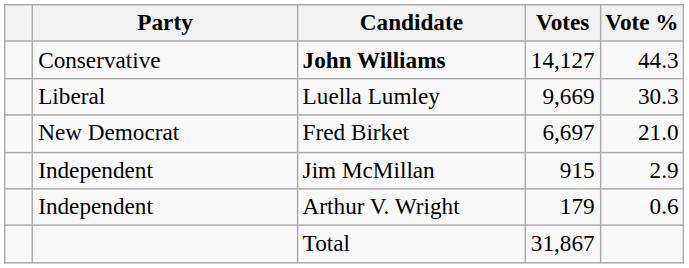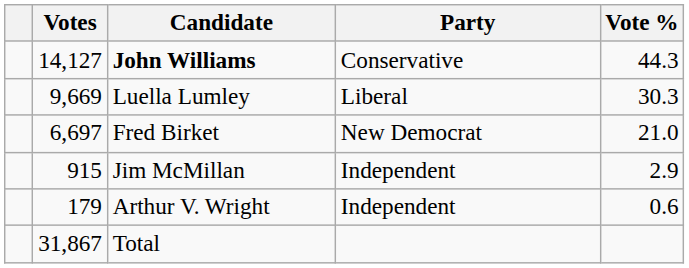columns swapped: (165, 22) <-> (563, 22)
